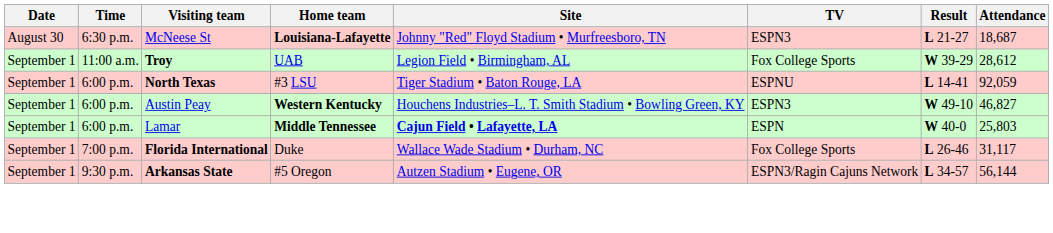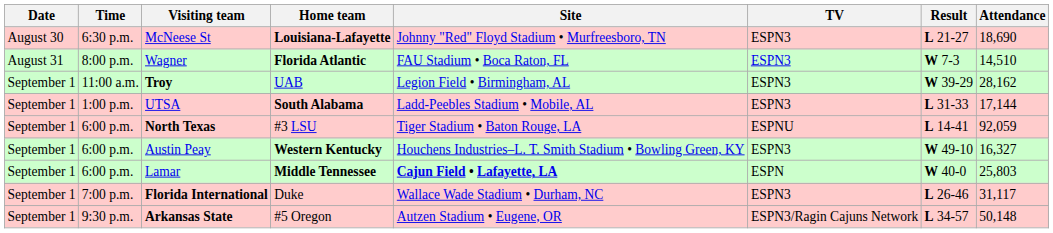(998, 38) 18,687 -> (998, 38) 18,690
+ row: (166, 60)
(803, 60) Fox College Sports -> (771, 82) ESPN3
(998, 60) 28,612 -> (998, 82) 28,162
+ row: (163, 105)
(998, 105) 46,827 -> (998, 149) 16,327
(803, 149) Fox College Sports -> (771, 194) ESPN3
(998, 171) 56,144 -> (998, 216) 50,148
